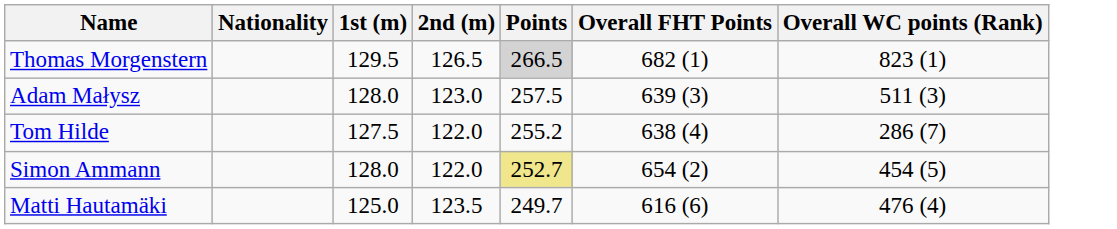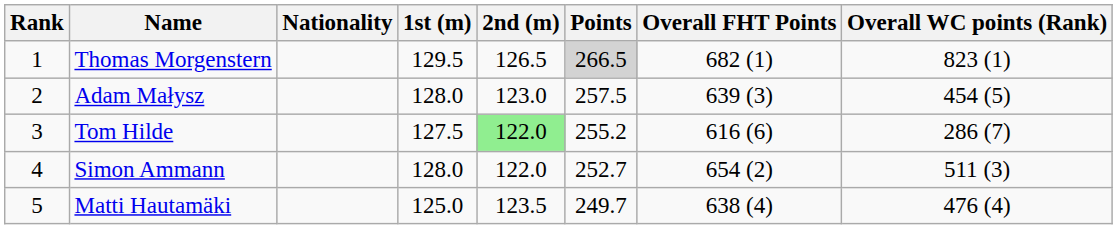+ column: (37, 22)
(913, 95) 511 (3) -> (977, 95) 454 (5)
(456, 132) no background -> (521, 132) lightgreen background
(675, 132) 638 (4) -> (739, 132) 616 (6)
(537, 168) khaki background -> (601, 168) no background
(913, 168) 454 (5) -> (977, 168) 511 (3)
(675, 205) 616 (6) -> (739, 205) 638 (4)
